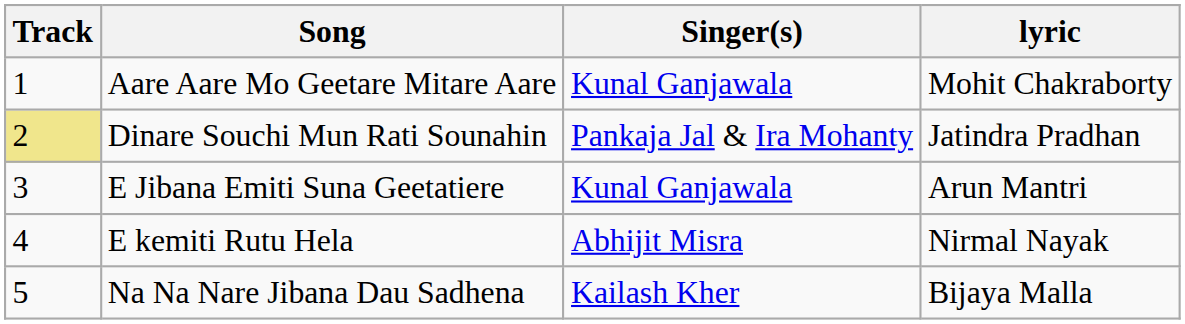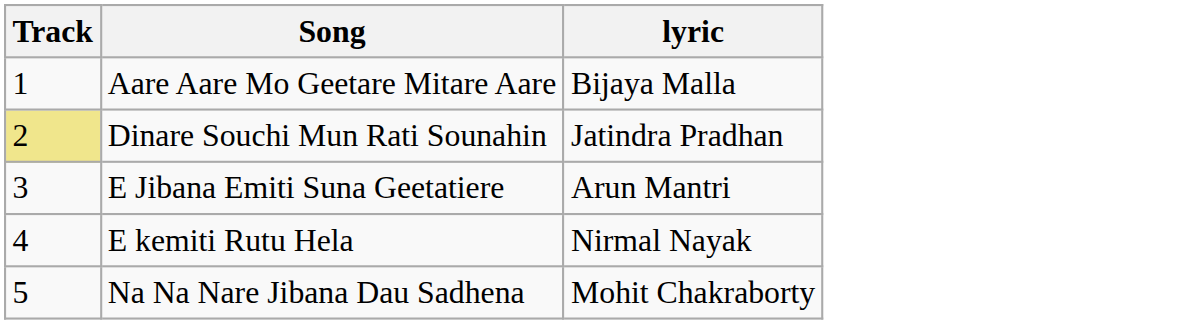- column: (742, 30)
(1050, 83) Mohit Chakraborty -> (653, 83) Bijaya Malla
(1010, 292) Bijaya Malla -> (693, 292) Mohit Chakraborty
